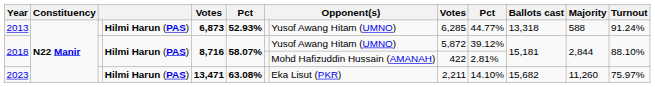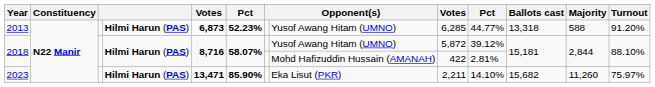(245, 28) 52.93% -> (245, 28) 52.23%
(628, 28) 91.24% -> (628, 28) 91.20%
(245, 75) 63.08% -> (245, 75) 85.90%
